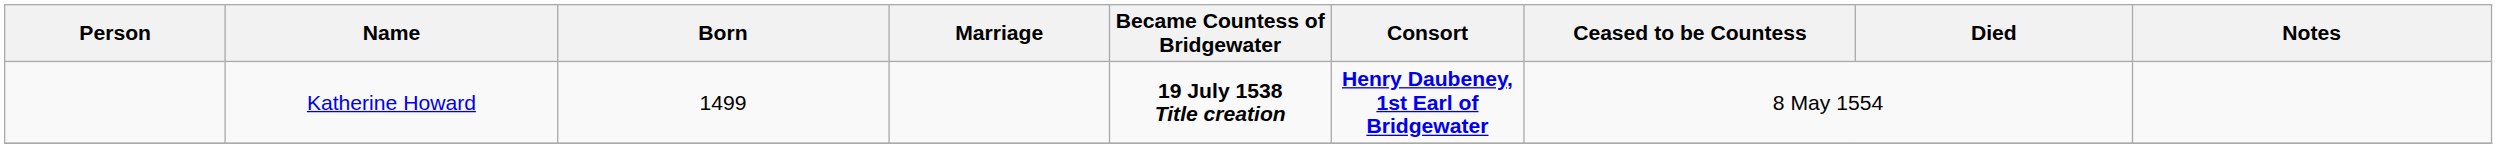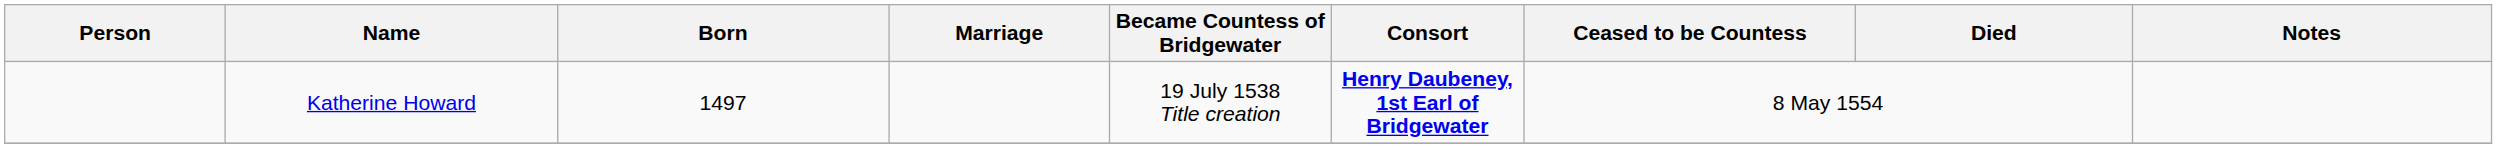(723, 102) 1499 -> (723, 102) 1497
(1220, 102) bold -> (1220, 102) normal
